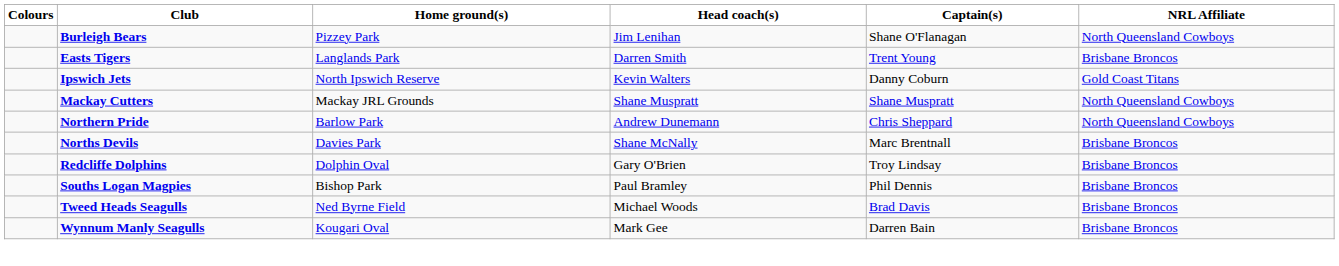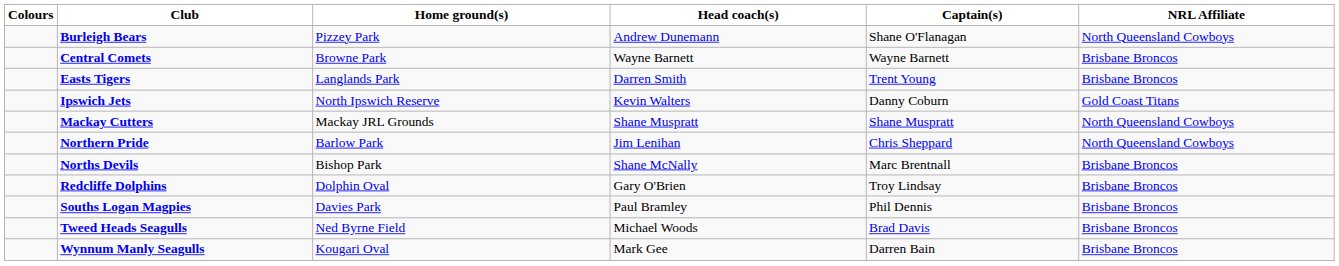(647, 36) Jim Lenihan -> (666, 36) Andrew Dunemann
+ row: (106, 57)
(666, 121) Andrew Dunemann -> (647, 143) Jim Lenihan
(348, 143) Davies Park -> (349, 164) Bishop Park
(349, 185) Bishop Park -> (348, 206) Davies Park
